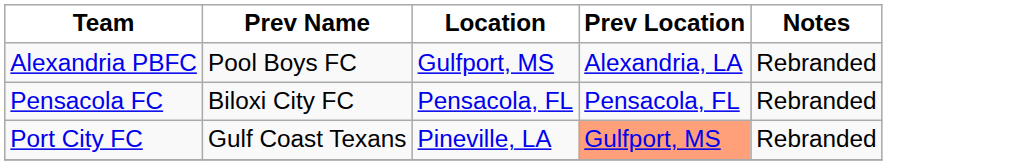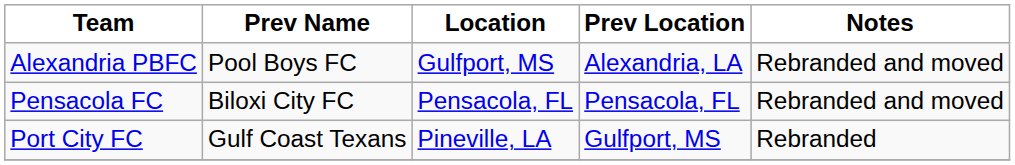(816, 62) Rebranded -> (880, 62) Rebranded and moved
(816, 100) Rebranded -> (880, 100) Rebranded and moved
(653, 139) lightsalmon background -> (653, 139) no background
